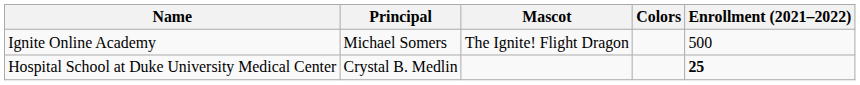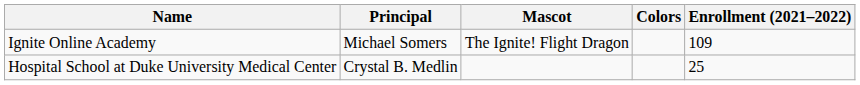(700, 42) 500 -> (700, 42) 109
(696, 67) bold -> (696, 67) normal
